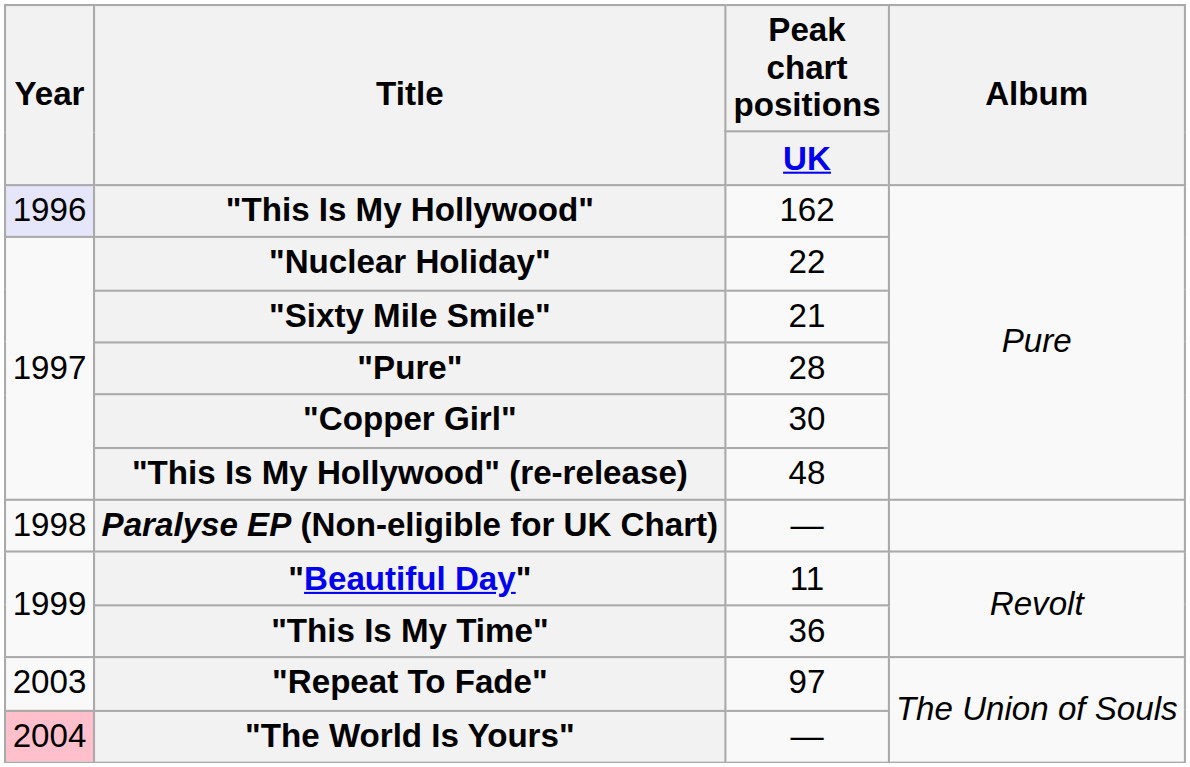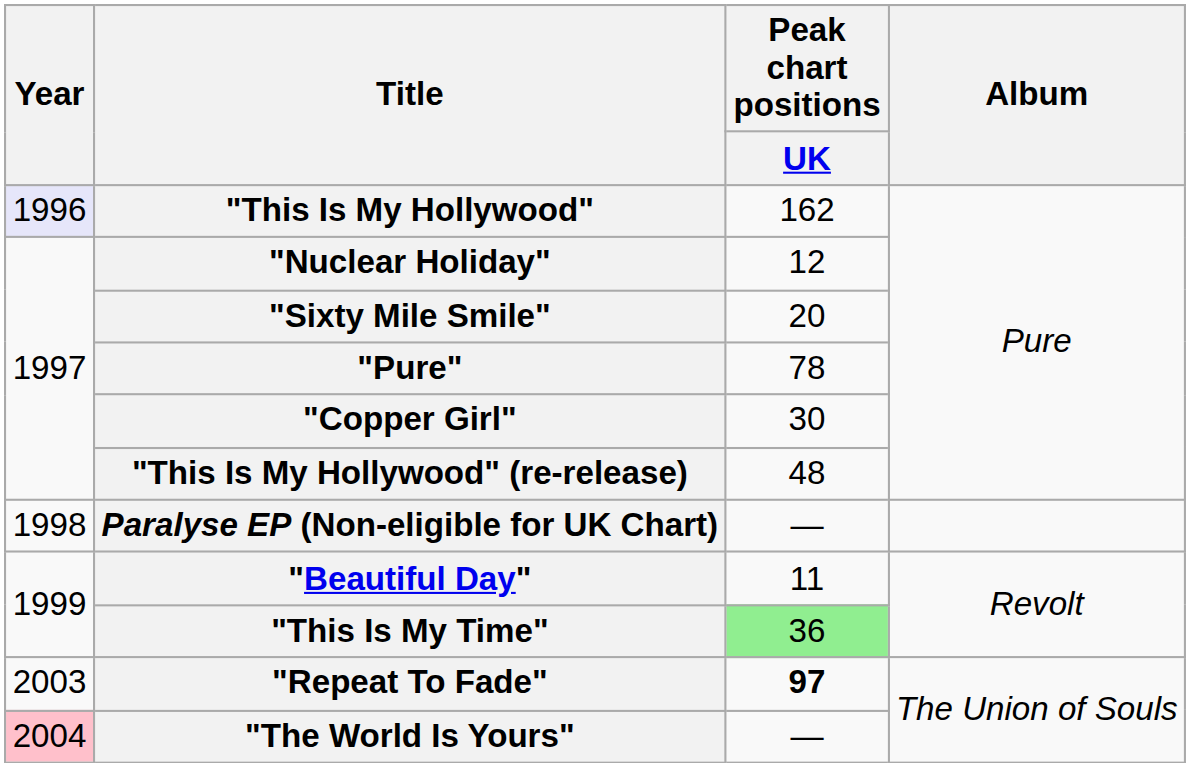(807, 262) 22 -> (807, 262) 12
(807, 315) 21 -> (807, 315) 20
(807, 367) 28 -> (807, 367) 78
(807, 630) no background -> (807, 630) lightgreen background
(807, 683) normal -> (807, 683) bold
